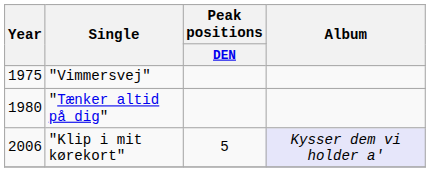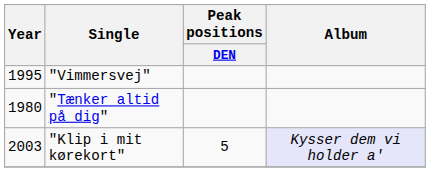(25, 77) 1975 -> (25, 77) 1995
(25, 148) 2006 -> (25, 148) 2003
